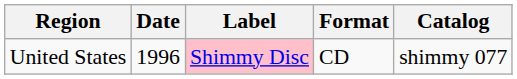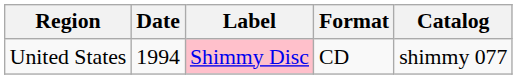(158, 56) 1996 -> (158, 56) 1994
